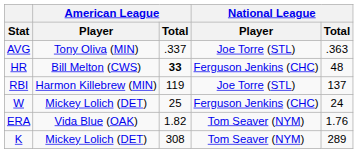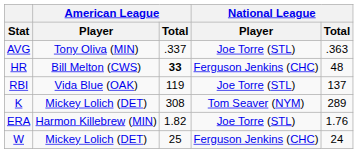(96, 85) Harmon Killebrew (MIN) -> (96, 85) Vida Blue (OAK)
rows swapped: (19, 103) <-> (19, 139)
(96, 121) Vida Blue (OAK) -> (96, 121) Harmon Killebrew (MIN)
(256, 121) Tom Seaver (NYM) -> (256, 121) Joe Torre (STL)
